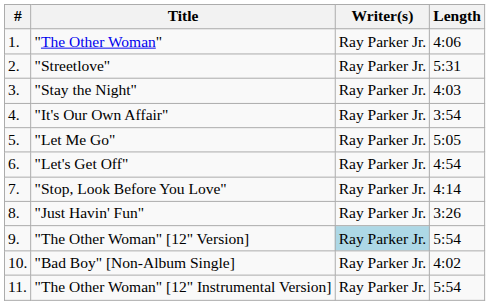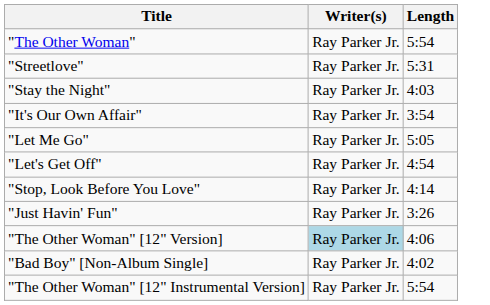- column: (18, 16)
(447, 41) 4:06 -> (421, 41) 5:54
(447, 238) 5:54 -> (421, 238) 4:06
